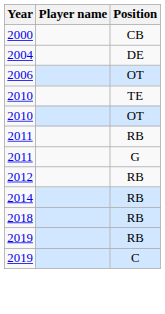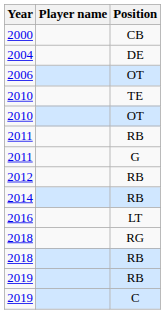+ row: (20, 217)
+ row: (20, 237)
